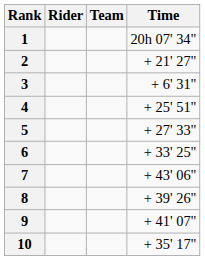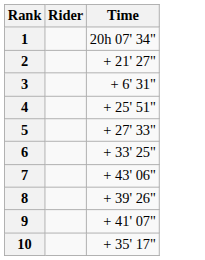- column: (107, 15)
